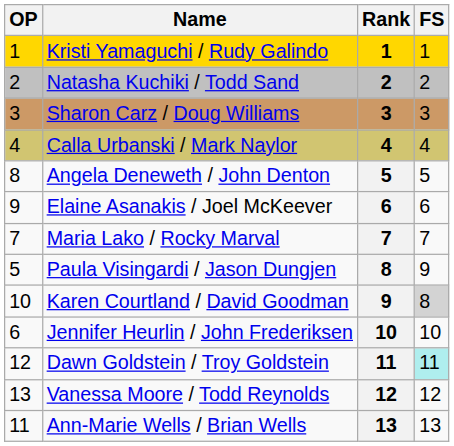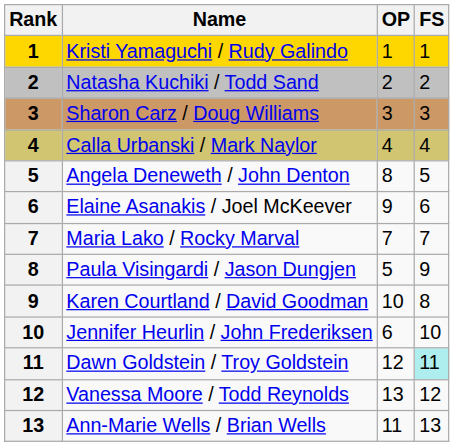columns swapped: (386, 20) <-> (23, 20)
(425, 301) lightgrey background -> (425, 301) no background
